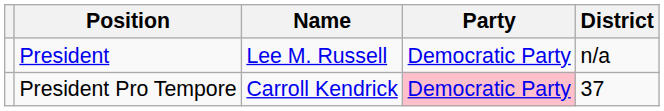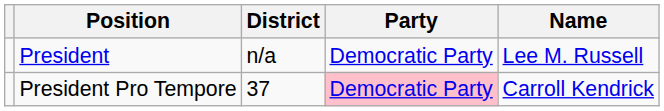columns swapped: (322, 21) <-> (617, 21)
